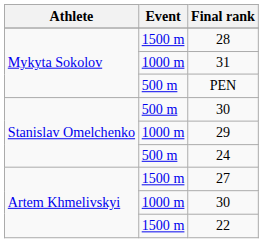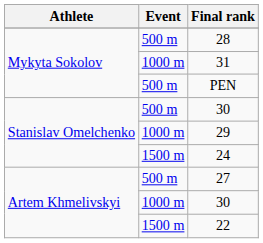(163, 39) 1500 m -> (160, 39) 500 m
(160, 156) 500 m -> (163, 156) 1500 m
(163, 179) 1500 m -> (160, 179) 500 m
